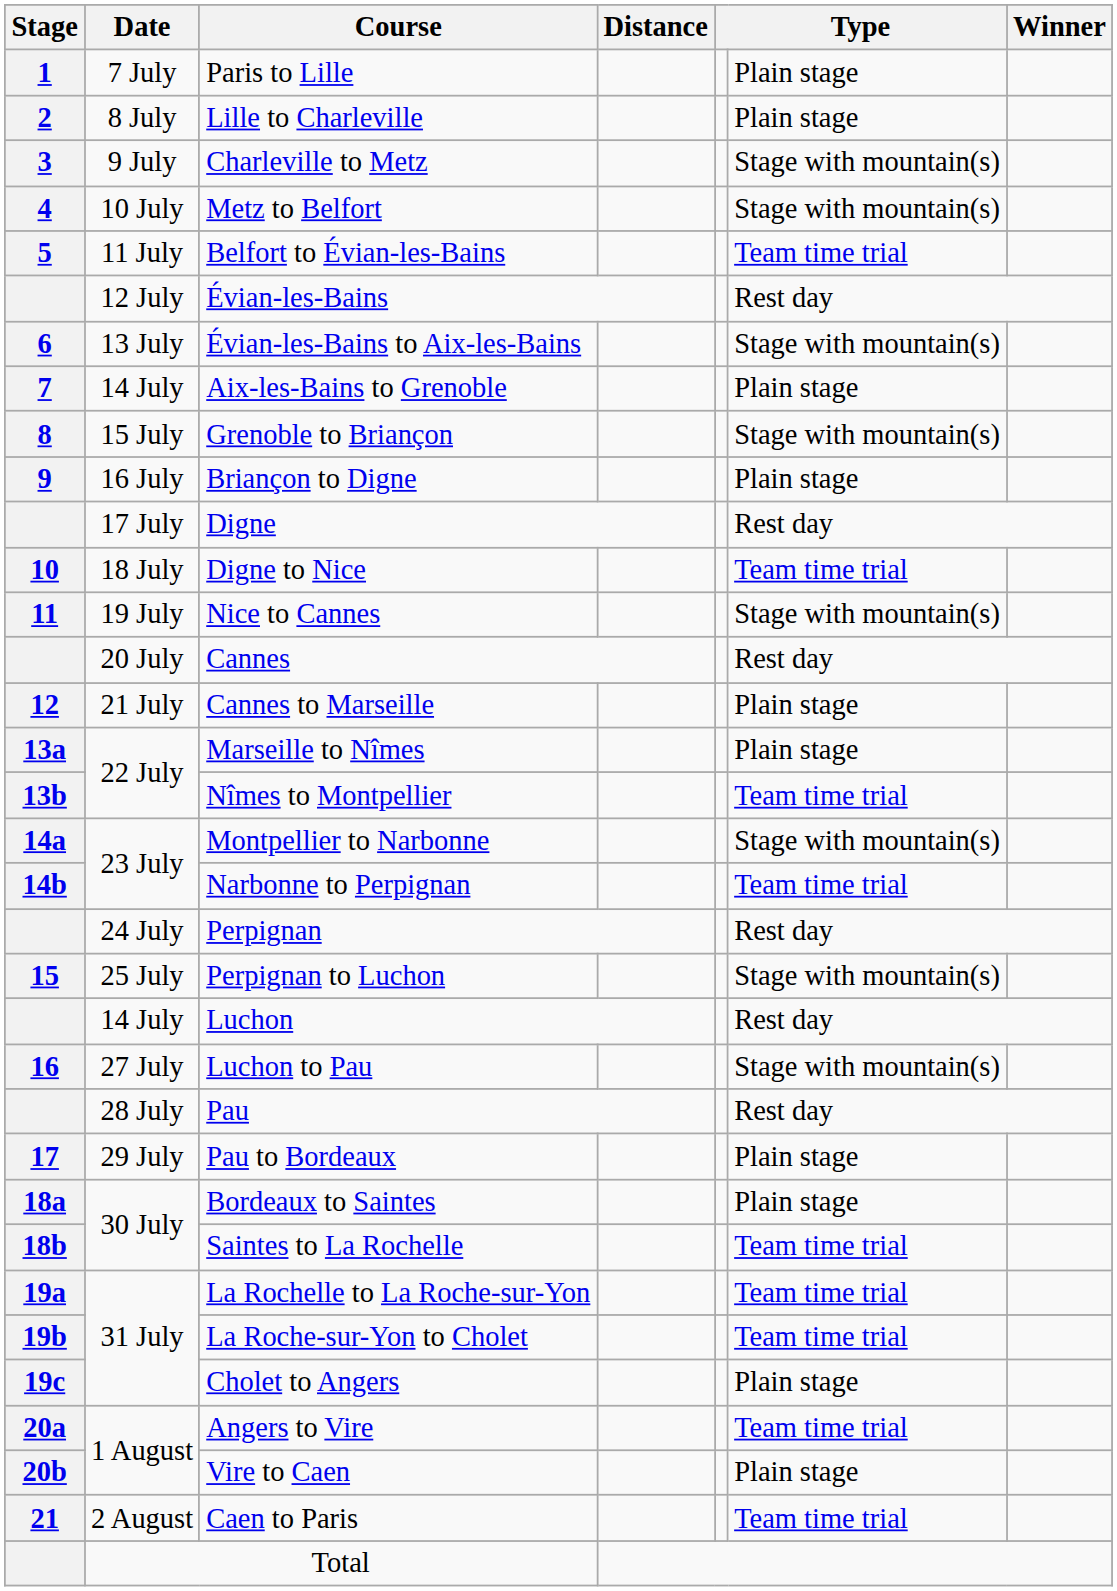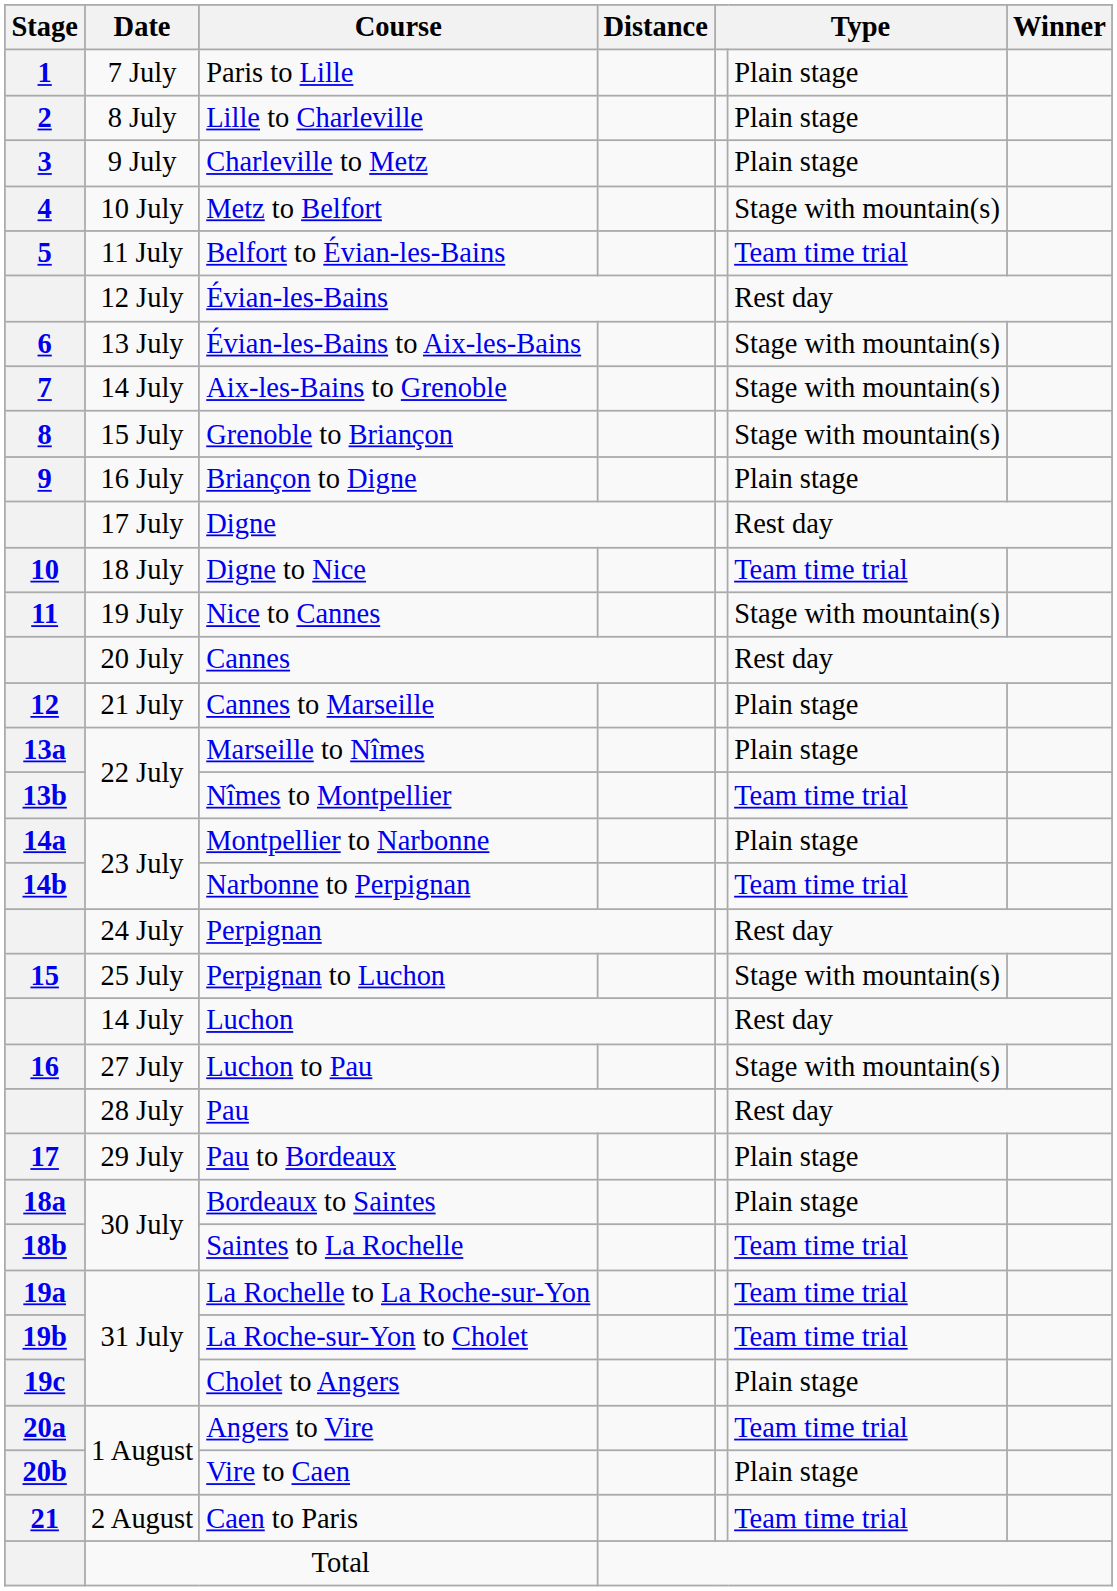(867, 162) Stage with mountain(s) -> (796, 162) Plain stage
(796, 388) Plain stage -> (867, 388) Stage with mountain(s)
(867, 840) Stage with mountain(s) -> (796, 840) Plain stage
